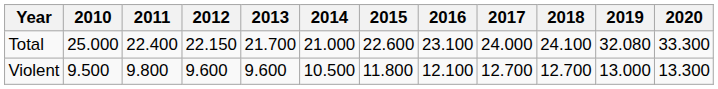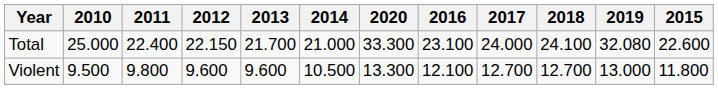columns swapped: (389, 17) <-> (684, 17)
